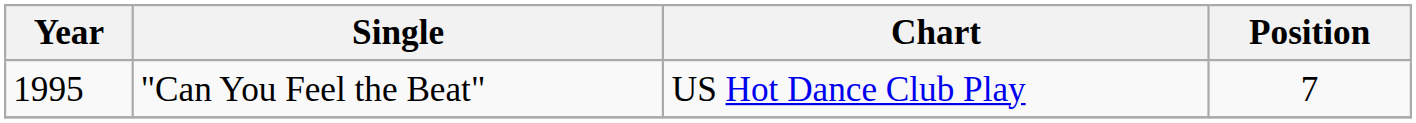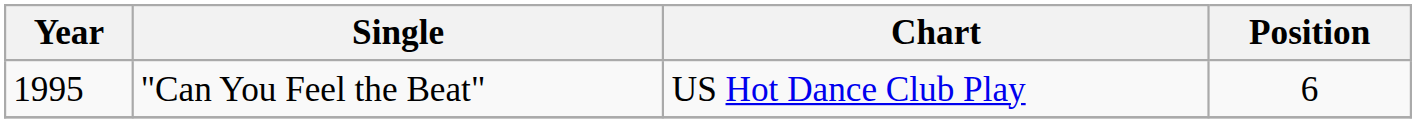(1310, 88) 7 -> (1310, 88) 6
